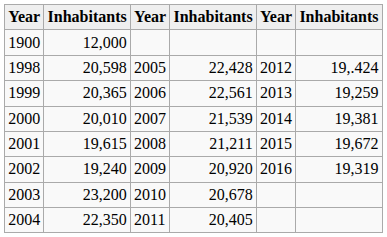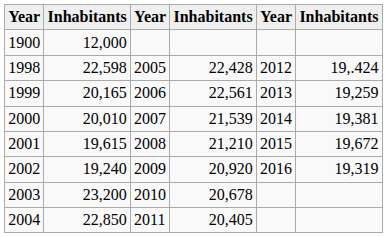(105, 67) 20,598 -> (105, 67) 22,598
(105, 93) 20,365 -> (105, 93) 20,165
(231, 144) 21,211 -> (231, 144) 21,210
(105, 220) 22,350 -> (105, 220) 22,850
